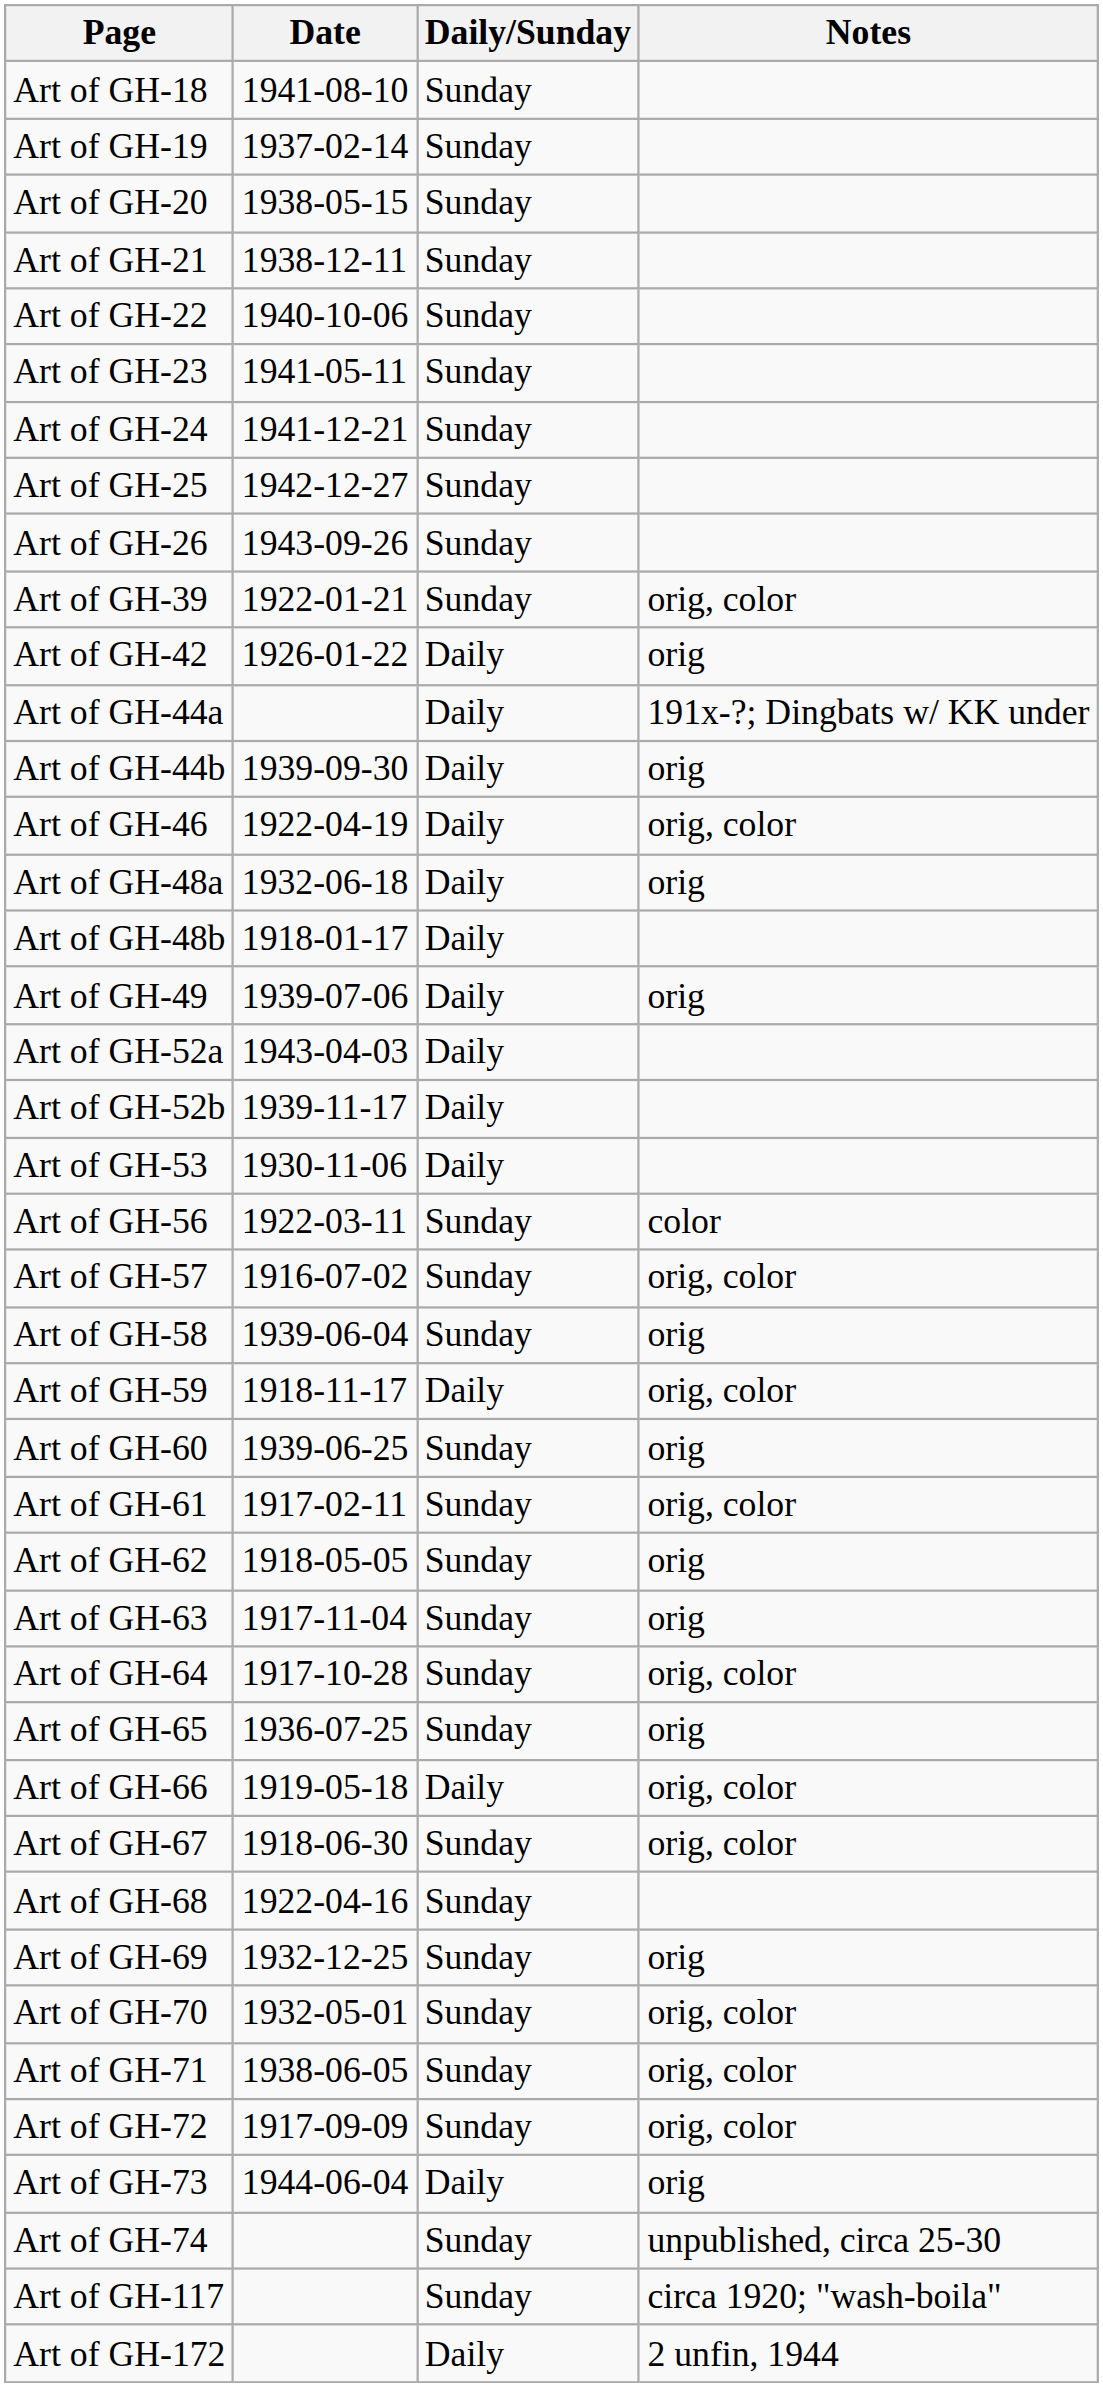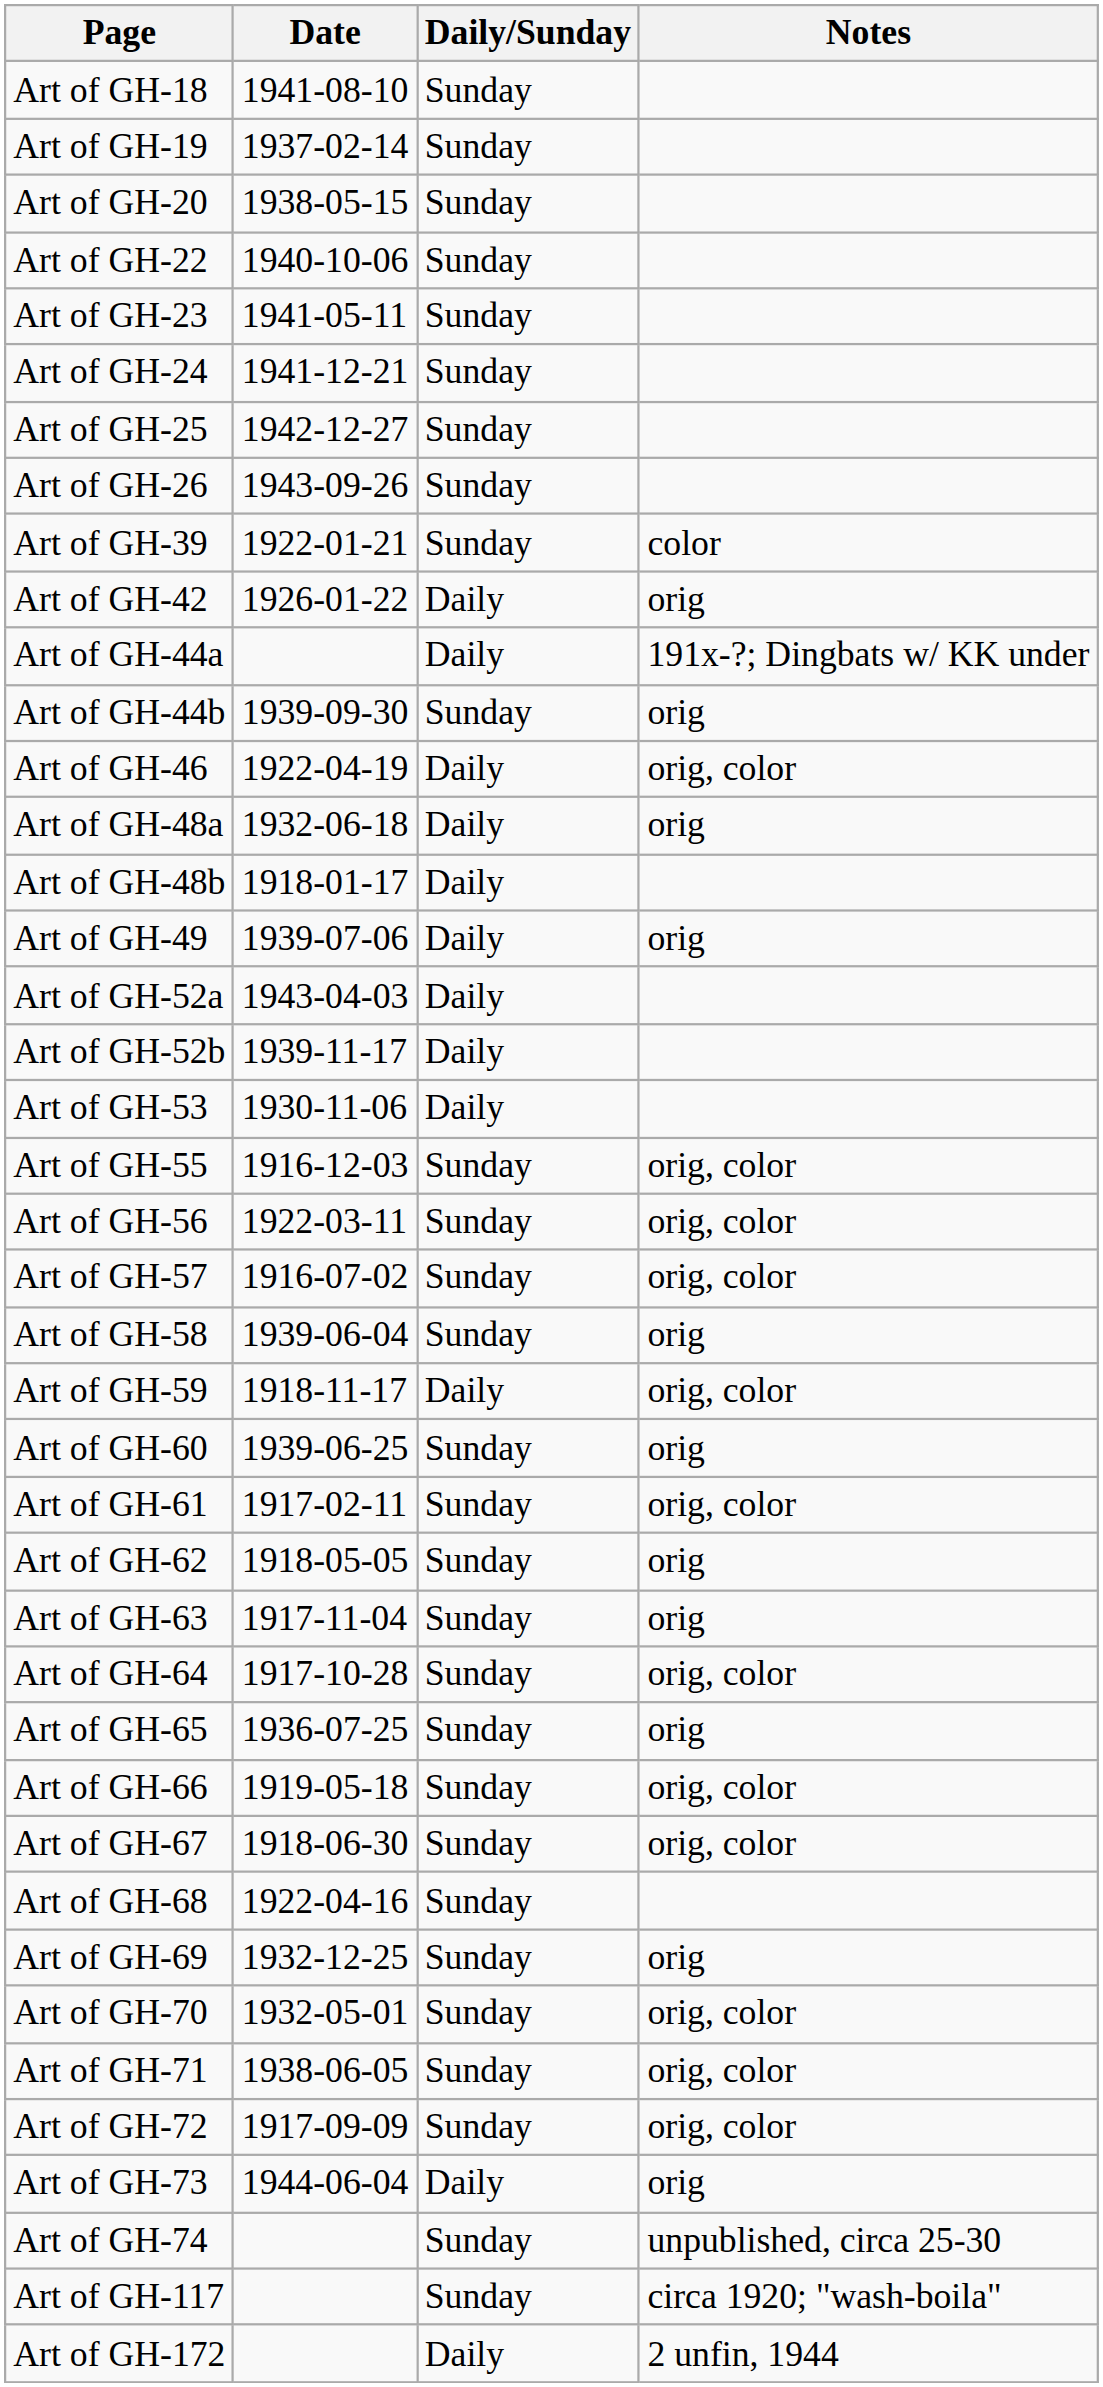- row: (110, 259)
(722, 598) orig, color -> (684, 542) color
(464, 768) Daily -> (478, 711) Sunday
+ row: (110, 1164)
(684, 1221) color -> (722, 1221) orig, color
(464, 1786) Daily -> (478, 1786) Sunday
